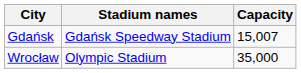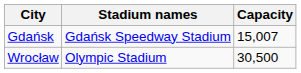(258, 57) 35,000 -> (258, 57) 30,500
